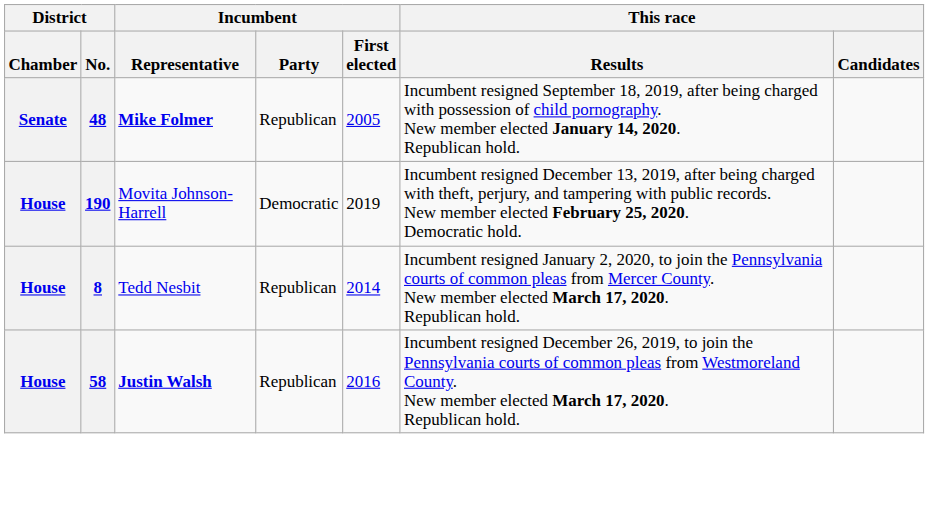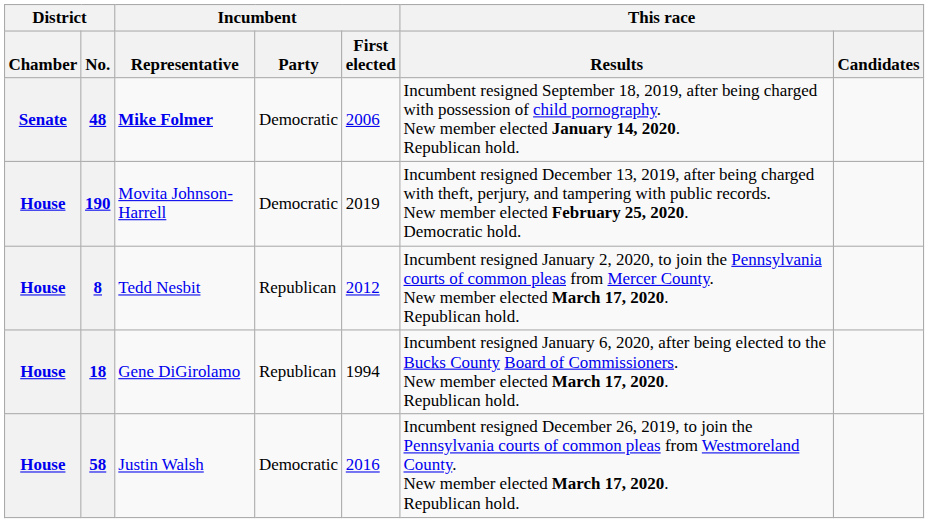(298, 119) Republican -> (298, 119) Democratic
(363, 119) 2005 -> (363, 119) 2006
(363, 287) 2014 -> (363, 287) 2012
+ row: (98, 371)
(165, 381) bold -> (161, 465) normal
(298, 381) Republican -> (298, 465) Democratic
